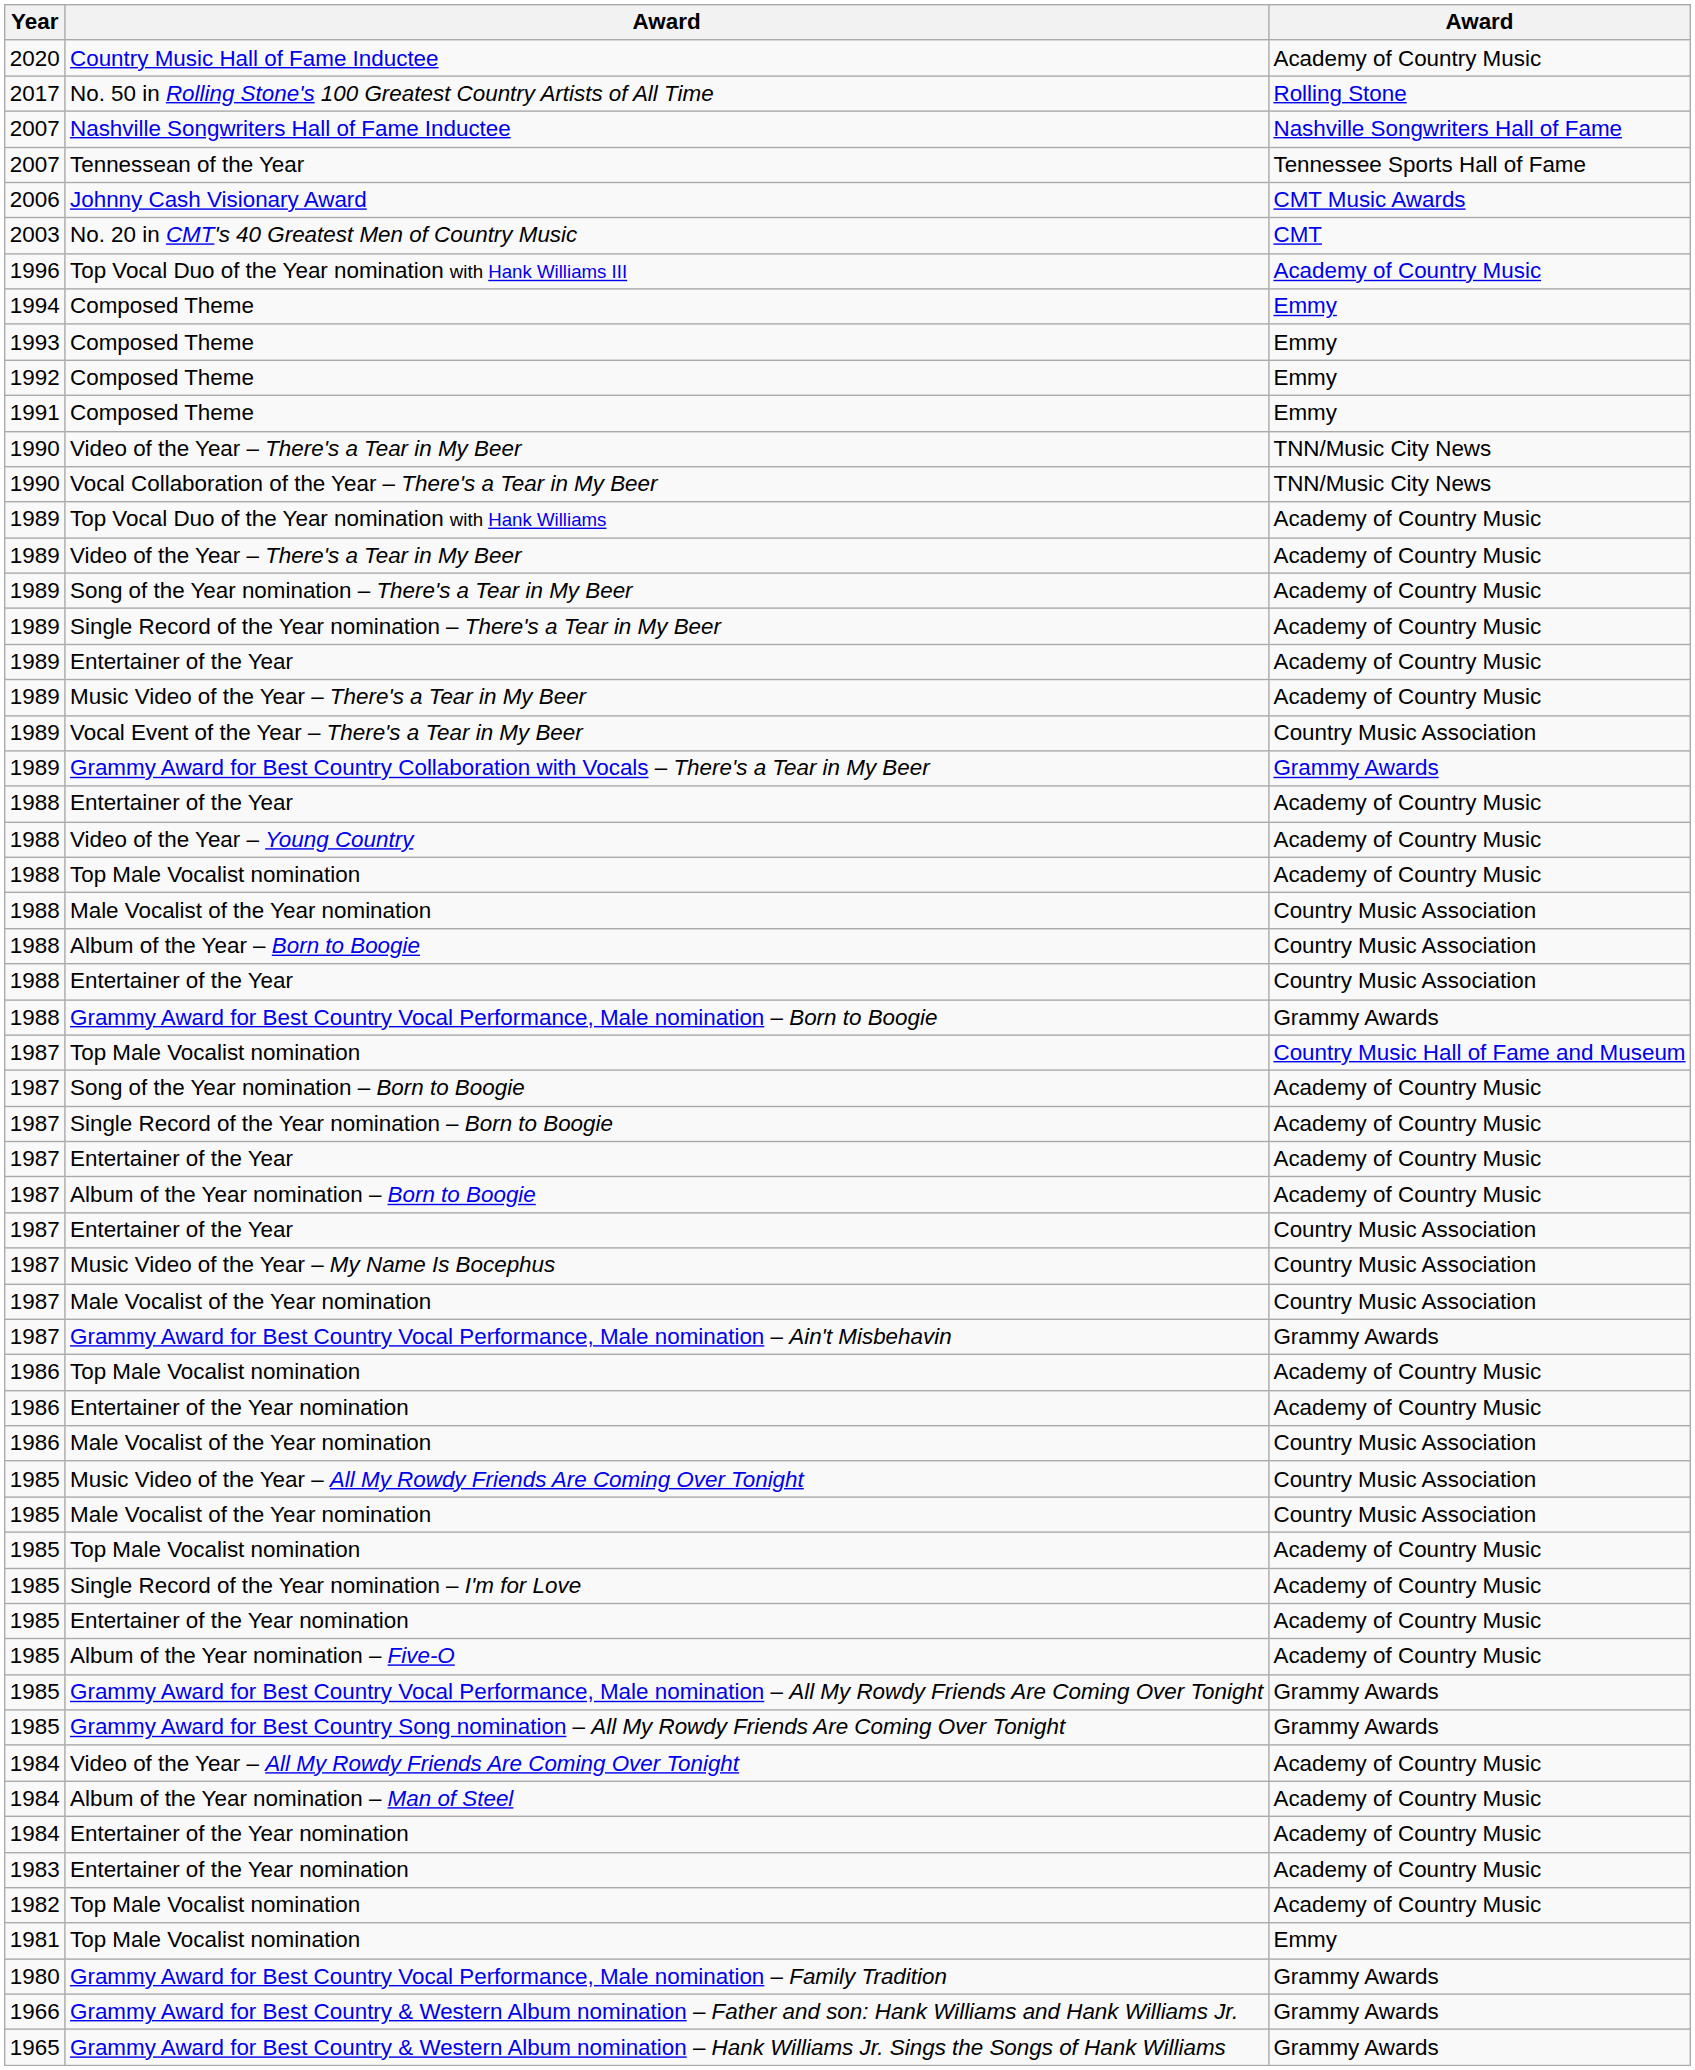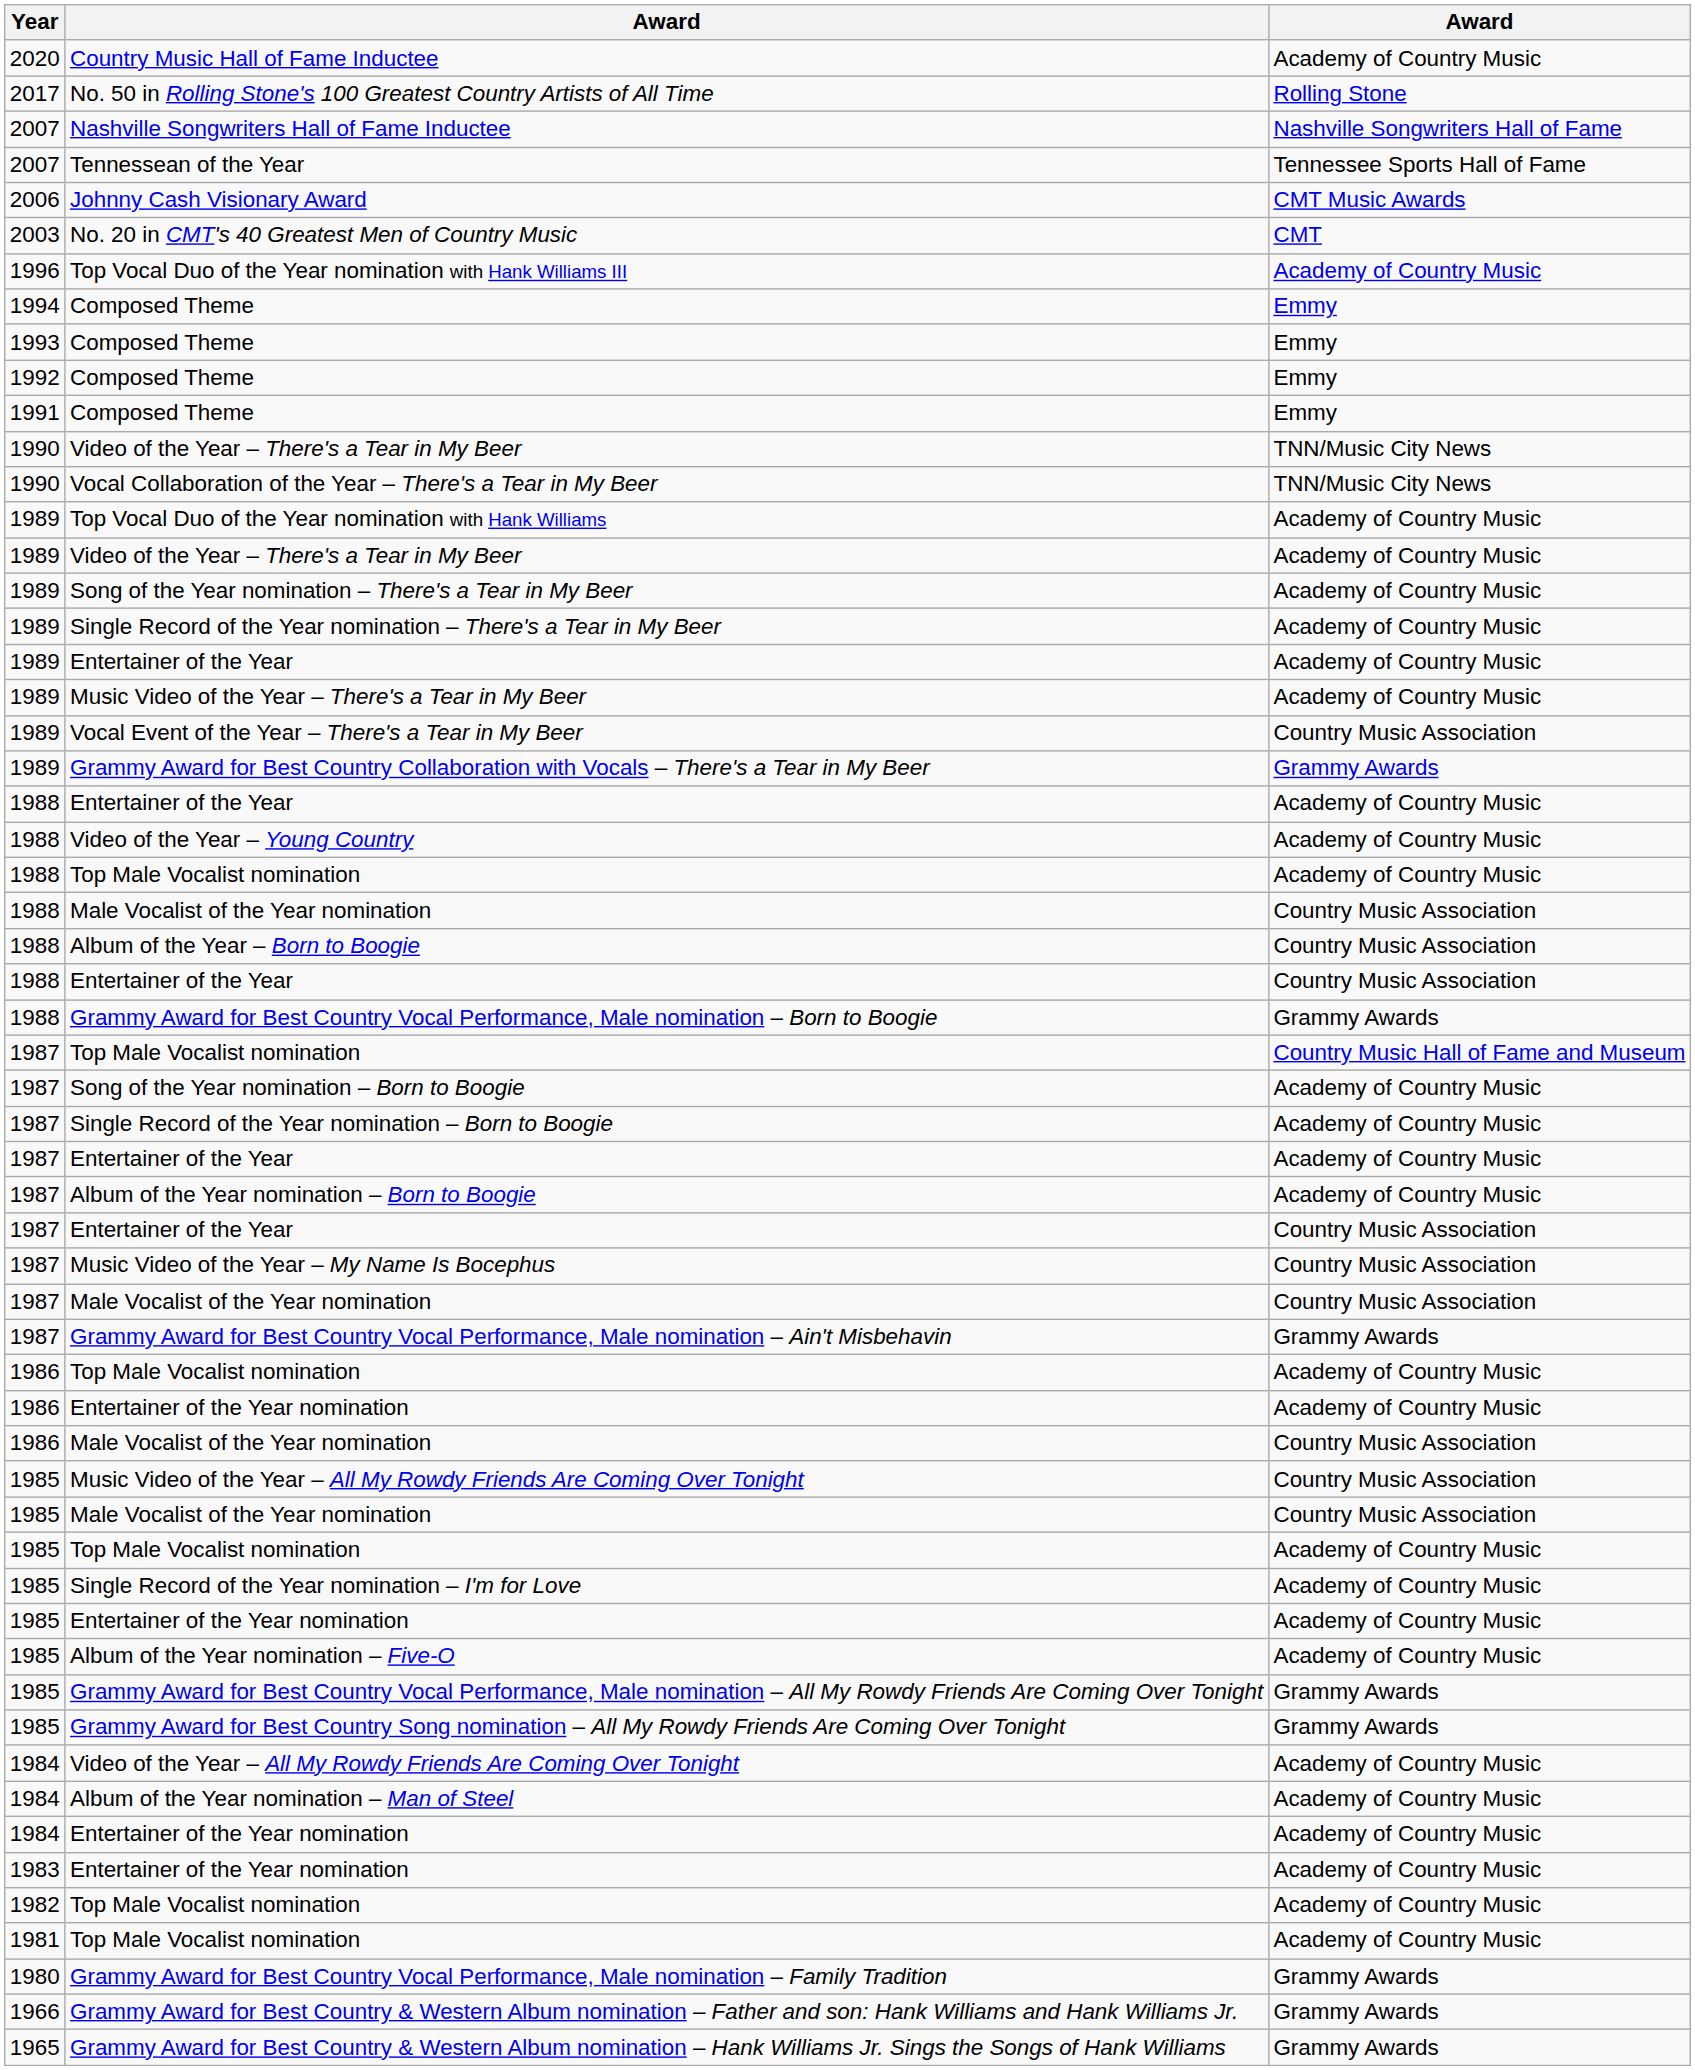(1305, 1940) Emmy -> (1407, 1940) Academy of Country Music
